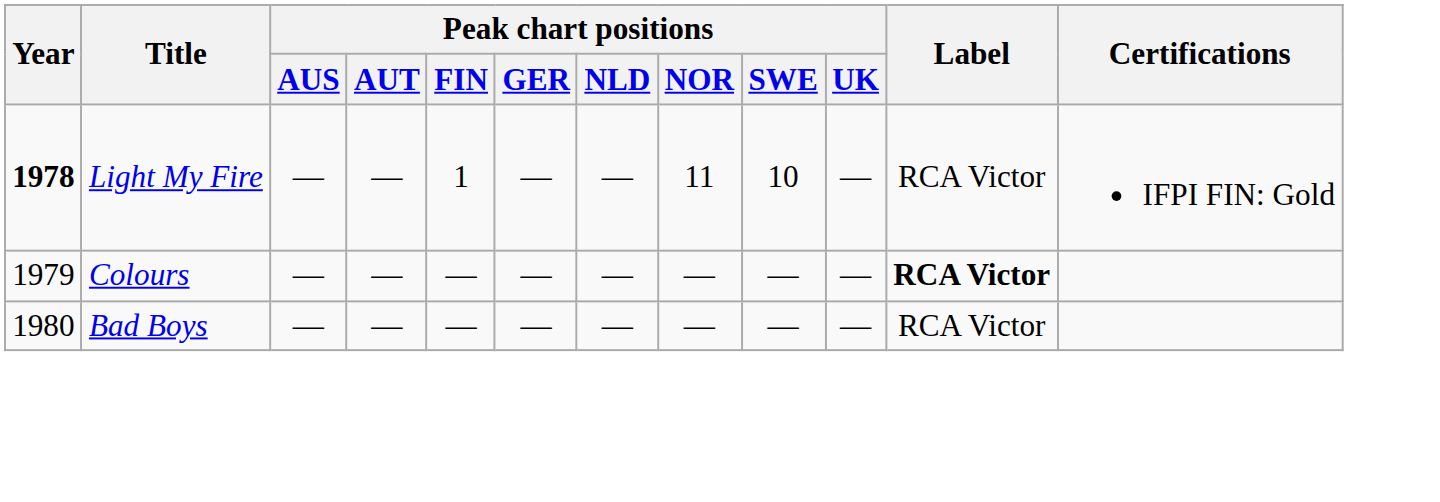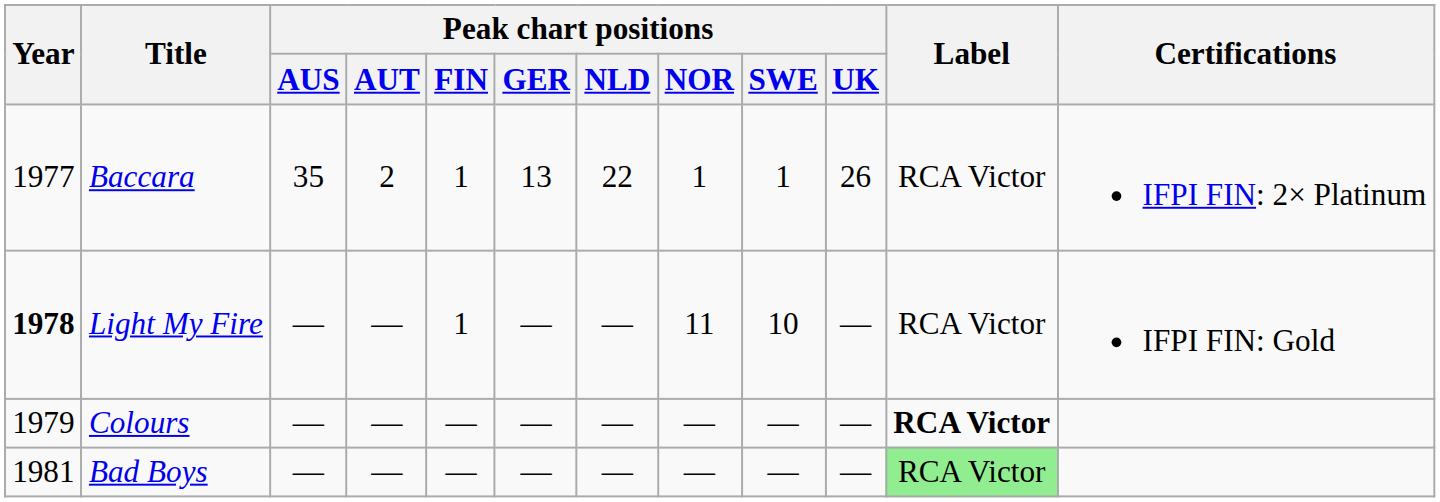+ row: (142, 176)
(43, 324) 1980 -> (43, 471) 1981
(972, 324) no background -> (972, 471) lightgreen background
